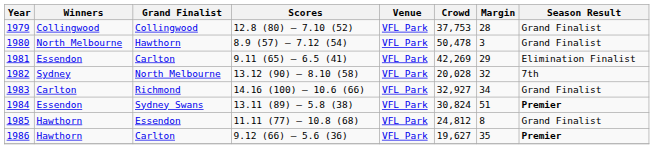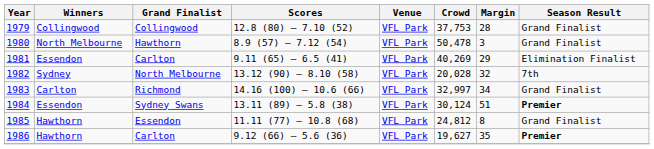(454, 58) 42,269 -> (454, 58) 40,269
(454, 89) 32,927 -> (454, 89) 32,997
(454, 105) 30,824 -> (454, 105) 30,124
